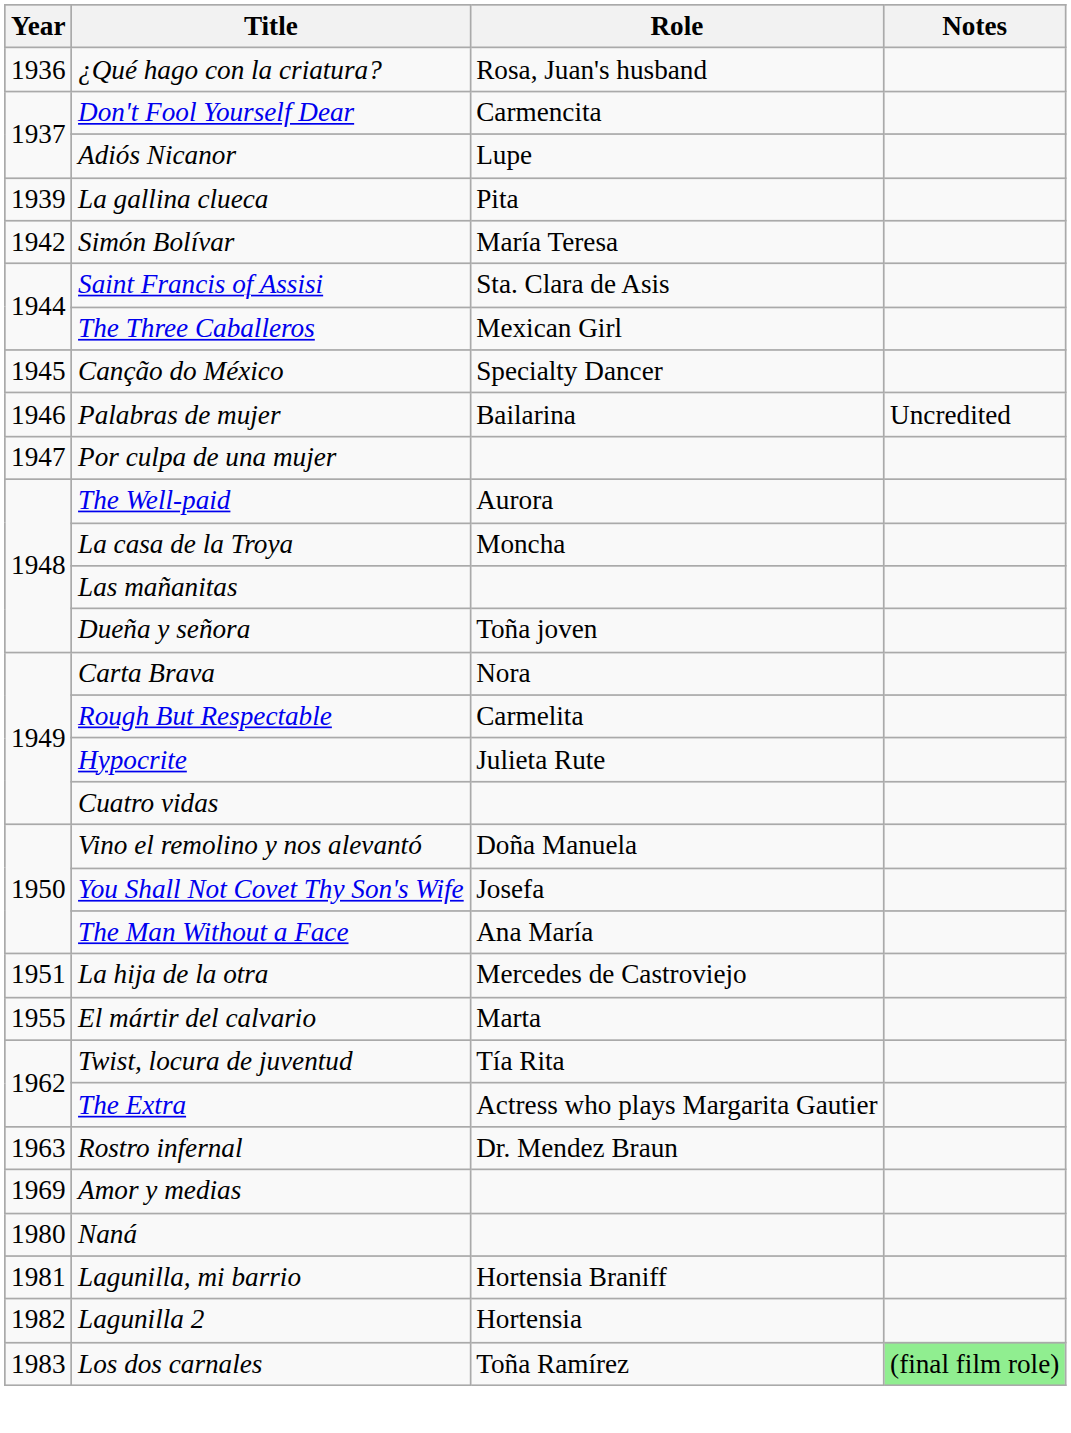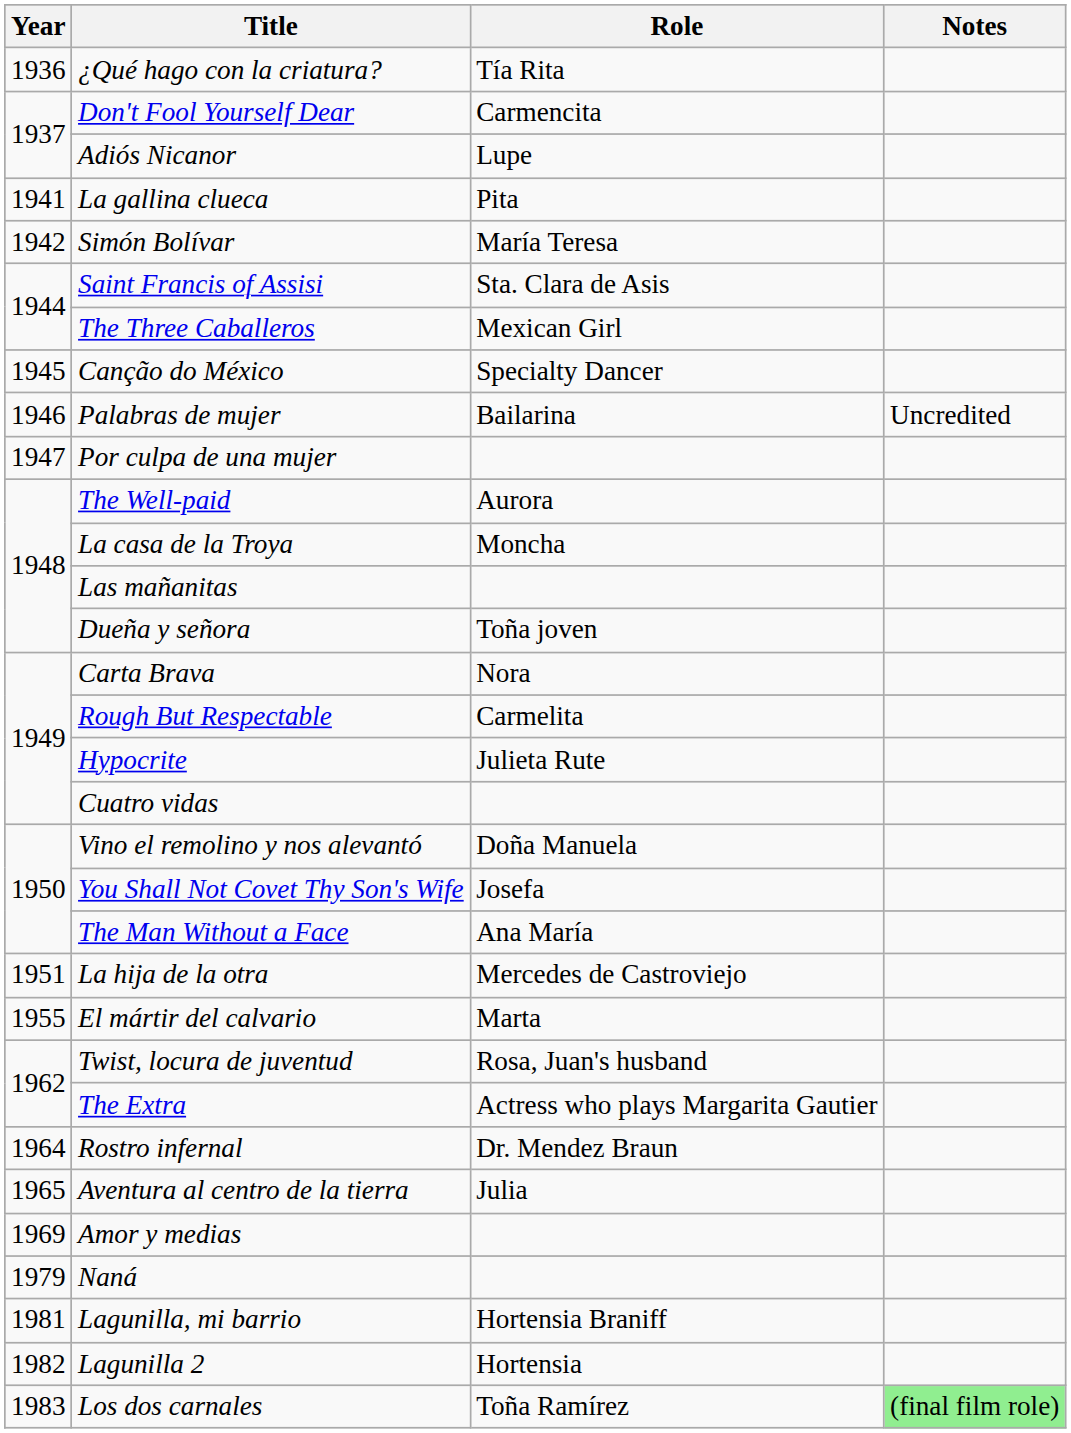(592, 69) Rosa, Juan's husband -> (520, 69) Tía Rita
(38, 198) 1939 -> (38, 198) 1941
(520, 1061) Tía Rita -> (592, 1061) Rosa, Juan's husband
(38, 1147) 1963 -> (38, 1147) 1964
+ row: (243, 1190)
(38, 1233) 1980 -> (38, 1277) 1979
